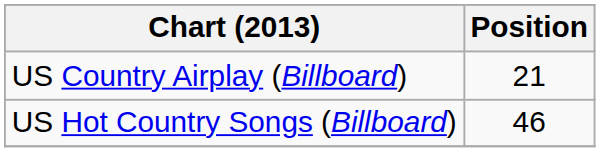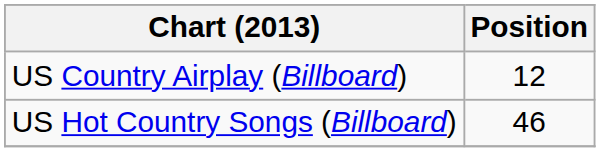(529, 75) 21 -> (529, 75) 12
